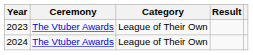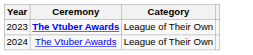- column: (227, 12)
(73, 27) normal -> (76, 27) bold
